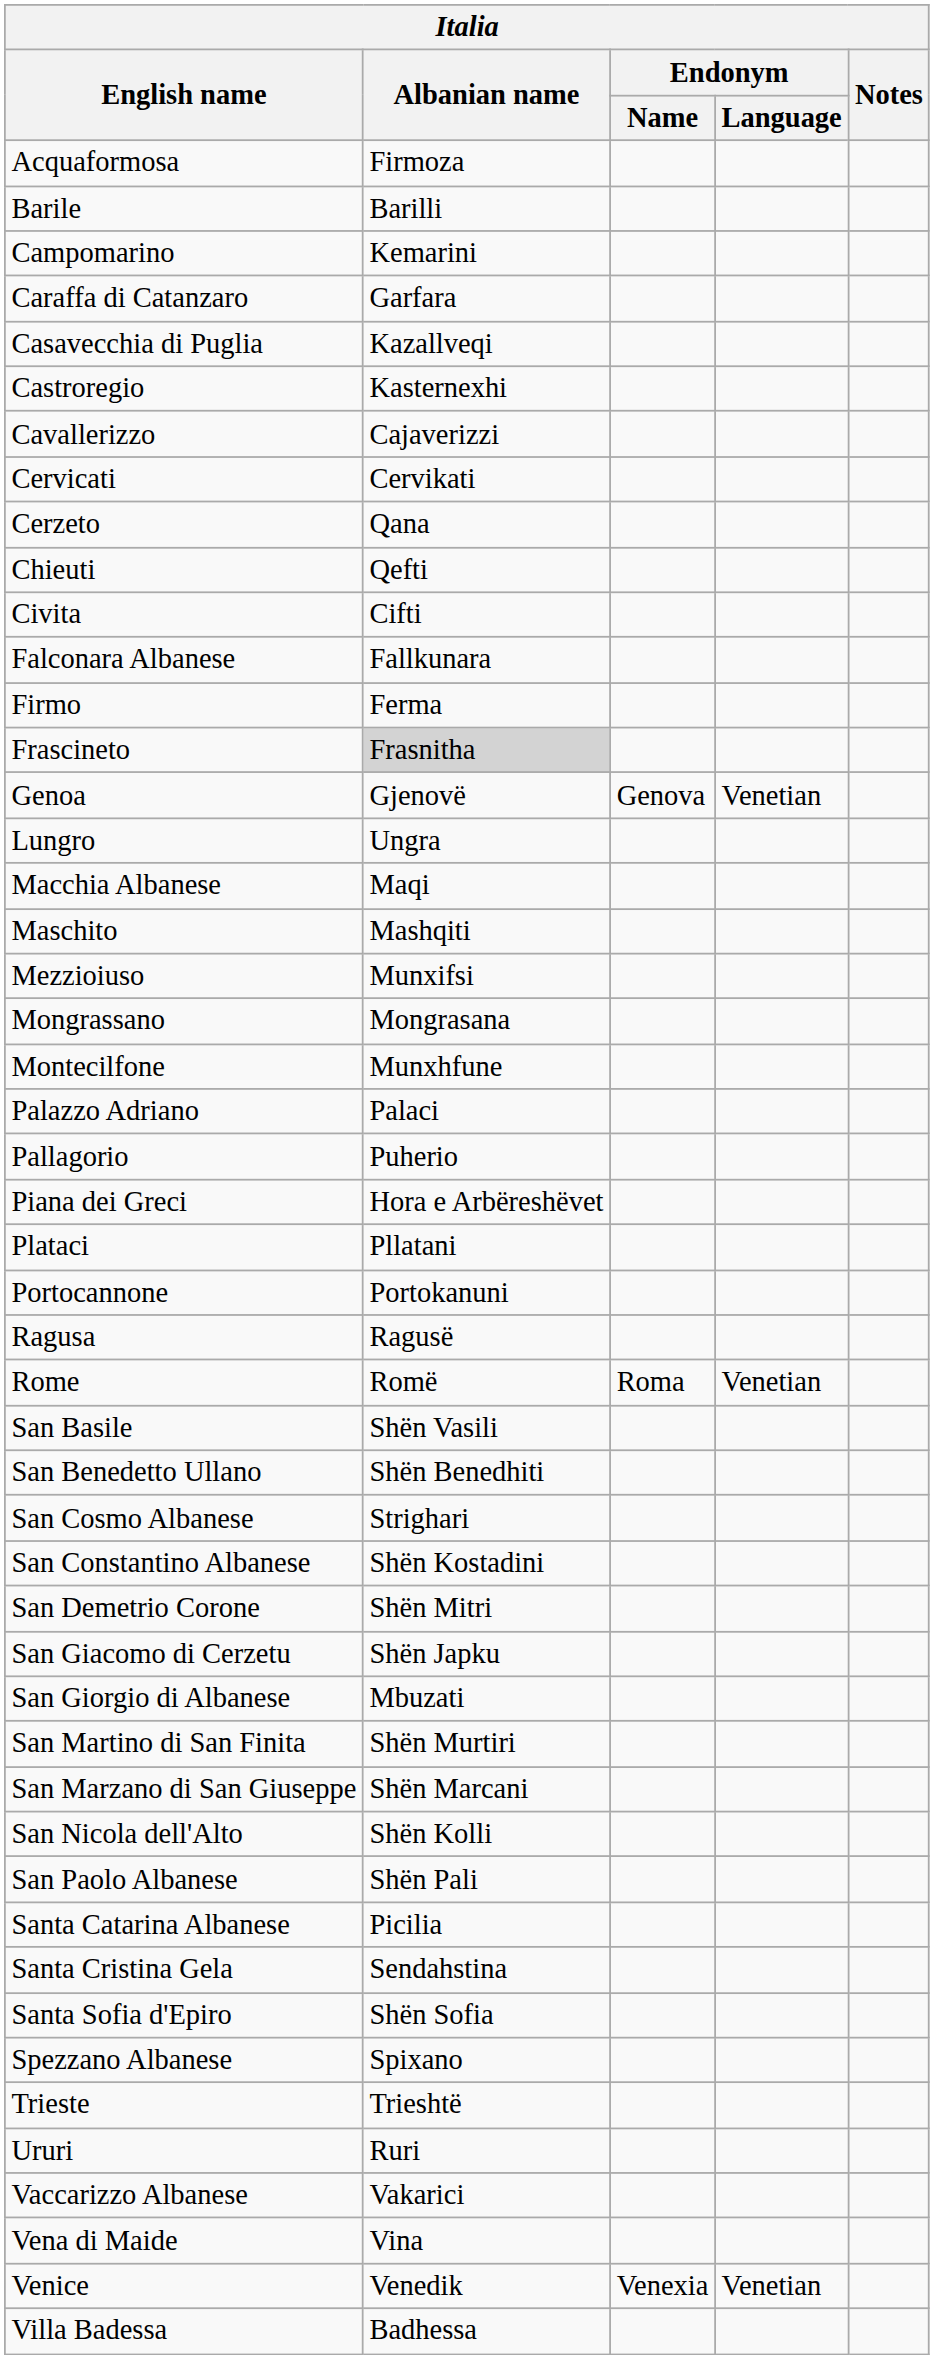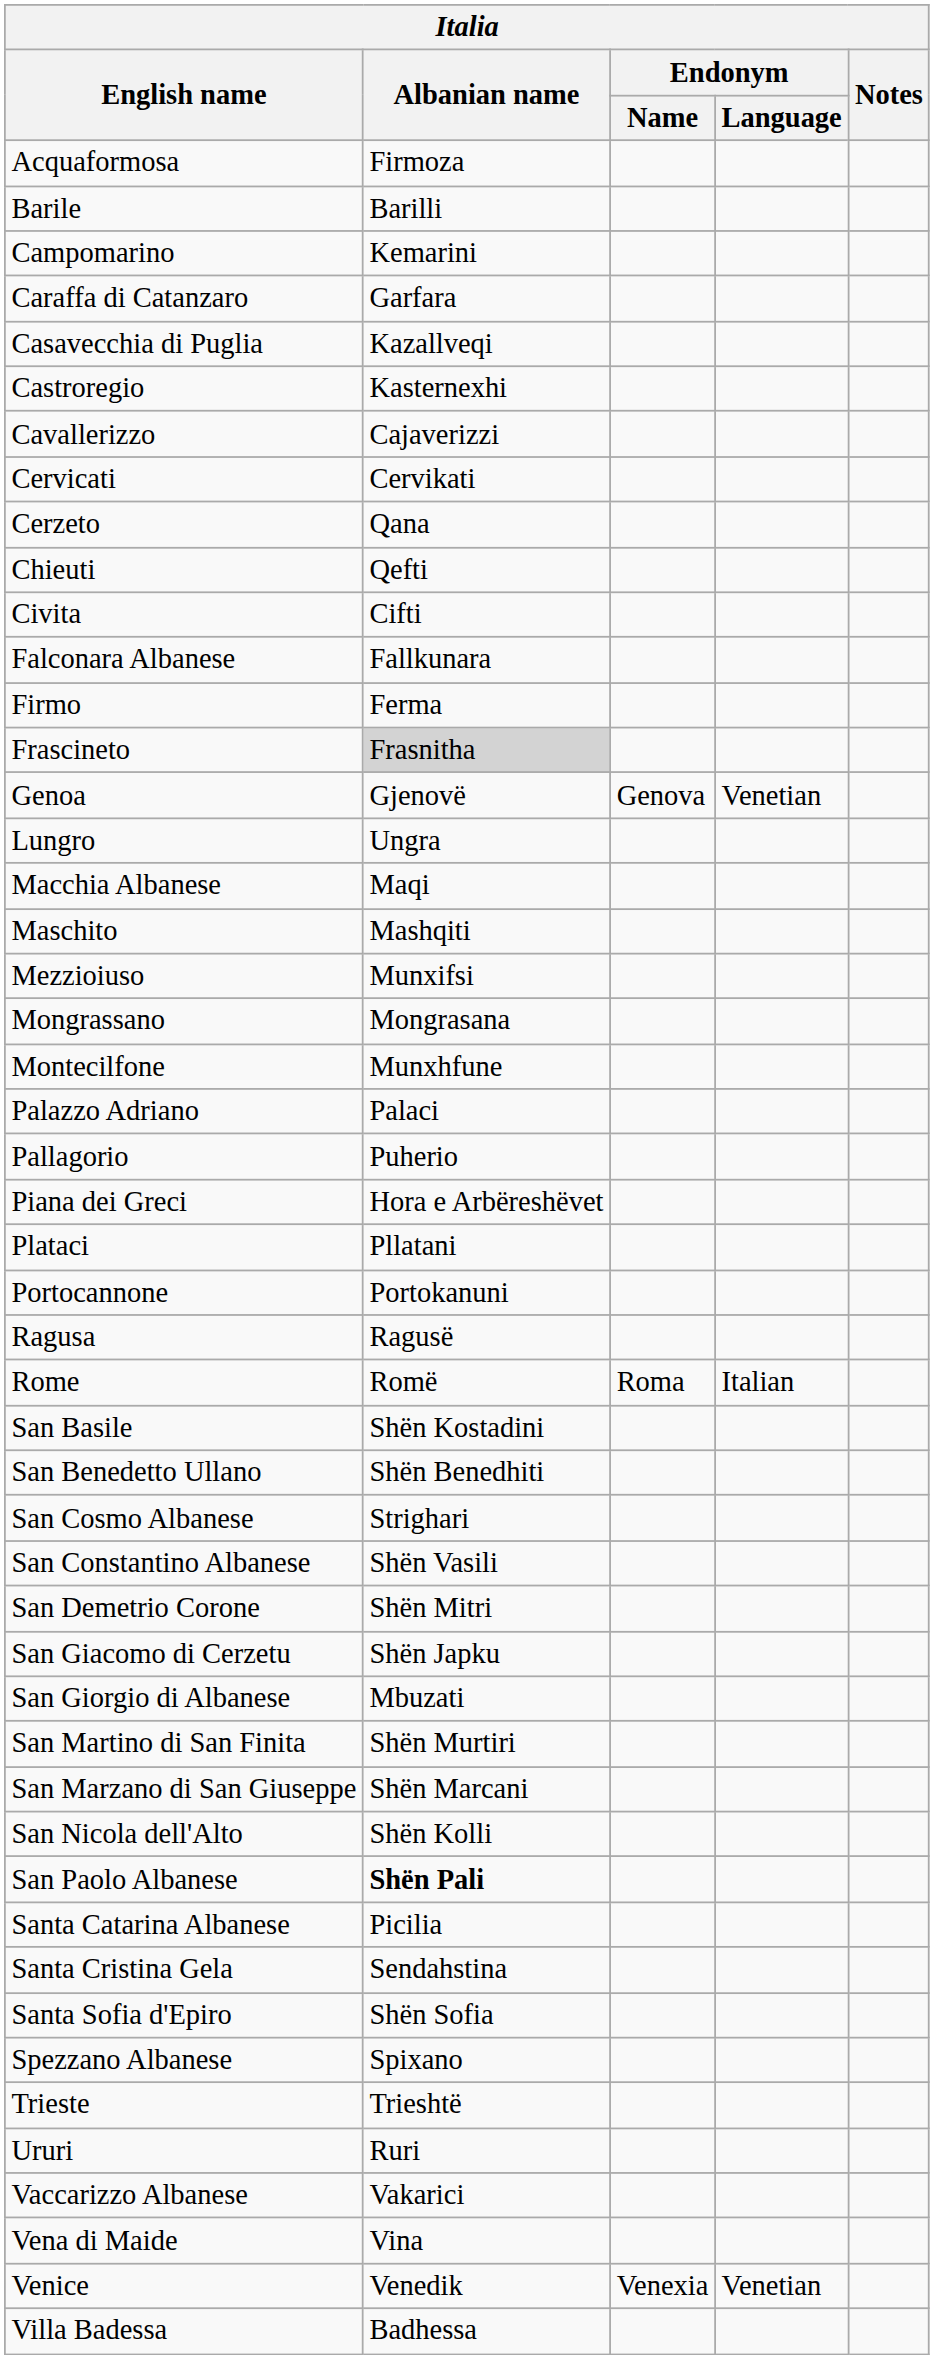(771, 1382) Venetian -> (758, 1382) Italian
(434, 1427) Shën Vasili -> (457, 1427) Shën Kostadini
(457, 1562) Shën Kostadini -> (434, 1562) Shën Vasili
(424, 1878) normal -> (427, 1878) bold
